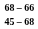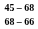rows swapped: (19, 21) <-> (19, 8)
